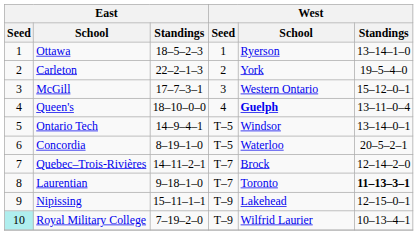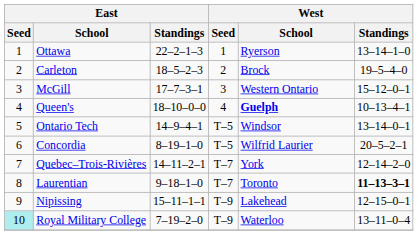(179, 51) 18–5–2–3 -> (179, 51) 22–2–1–3
(179, 70) 22–2–1–3 -> (179, 70) 18–5–2–3
(252, 70) York -> (255, 70) Brock
(384, 107) 13–11–0–4 -> (384, 107) 10–13–4–1
(262, 145) Waterloo -> (277, 145) Wilfrid Laurier
(255, 164) Brock -> (252, 164) York
(277, 220) Wilfrid Laurier -> (262, 220) Waterloo
(384, 220) 10–13–4–1 -> (384, 220) 13–11–0–4
